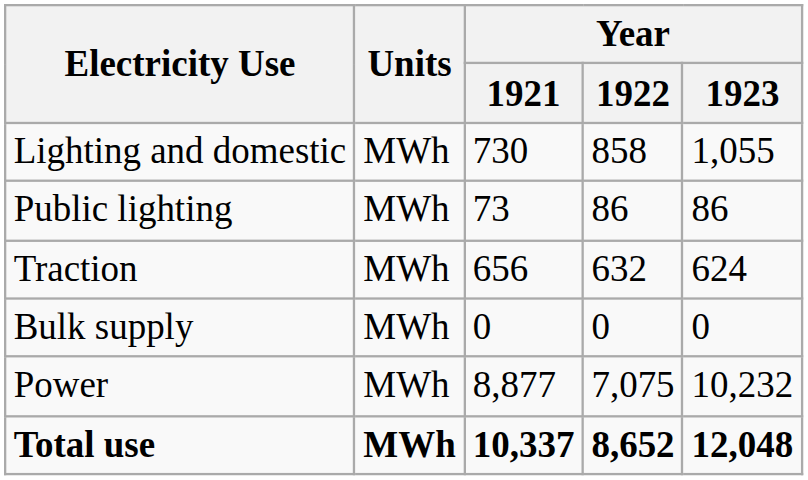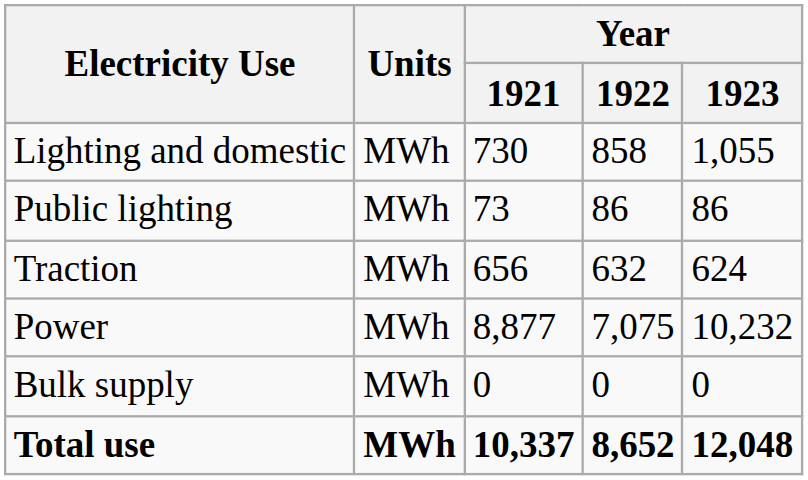rows swapped: (61, 385) <-> (104, 326)
